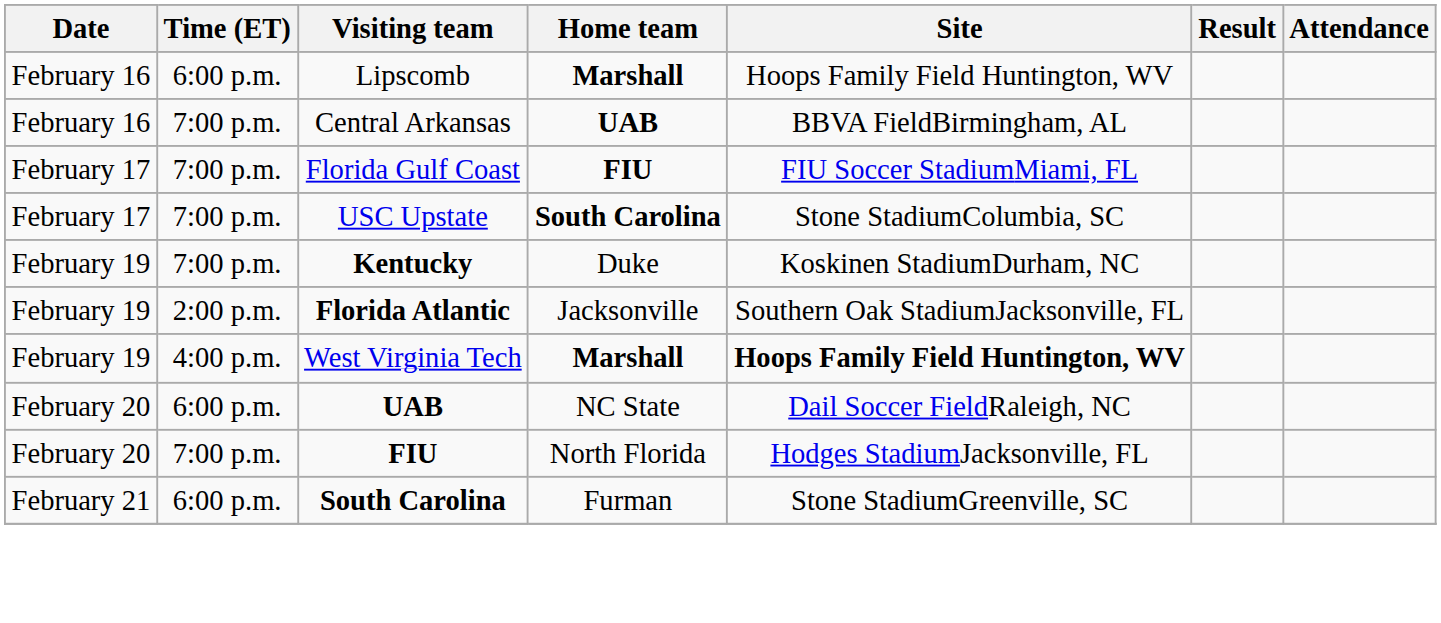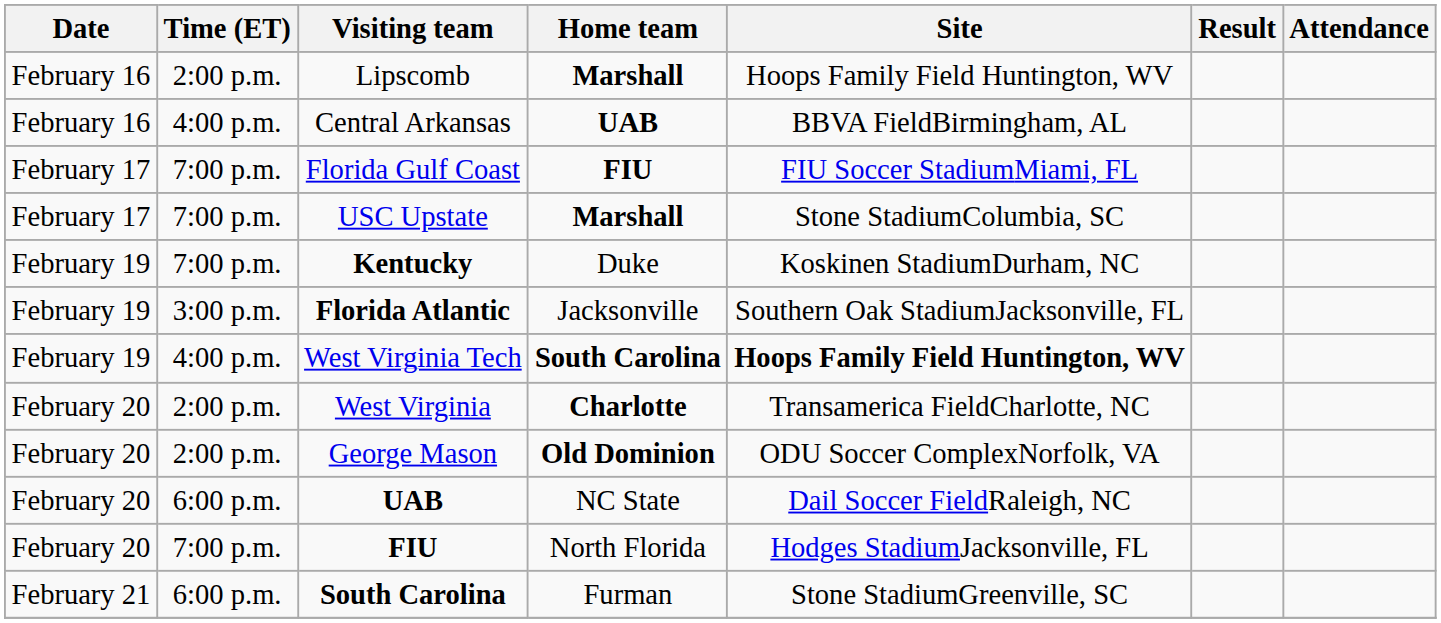(227, 75) 6:00 p.m. -> (227, 75) 2:00 p.m.
(227, 122) 7:00 p.m. -> (227, 122) 4:00 p.m.
(628, 216) South Carolina -> (628, 216) Marshall
(227, 310) 2:00 p.m. -> (227, 310) 3:00 p.m.
(628, 358) Marshall -> (628, 358) South Carolina
+ row: (413, 405)
+ row: (413, 452)
